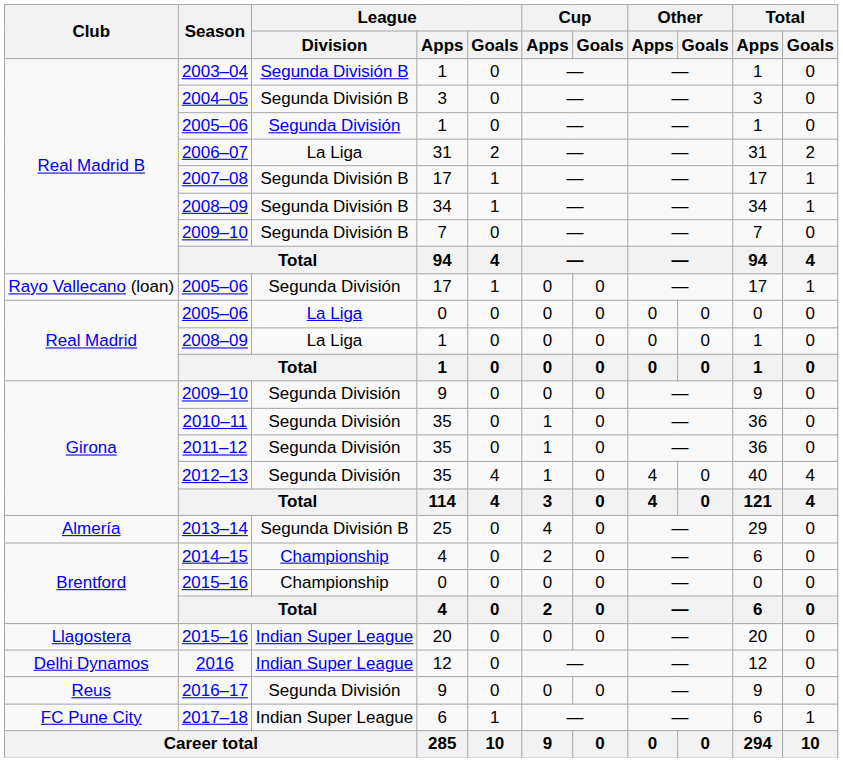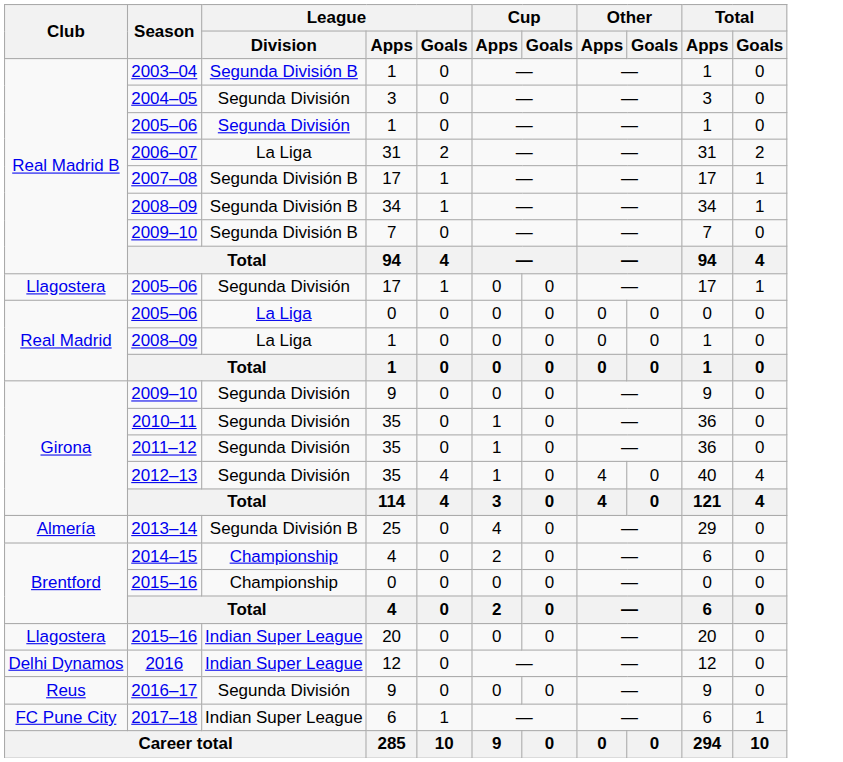(334, 98) Segunda División B -> (284, 98) Segunda División
(91, 286) Rayo Vallecano (loan) -> (66, 286) Llagostera
